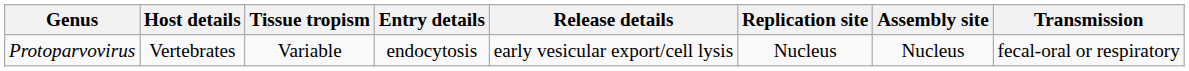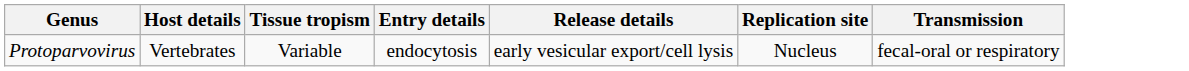- column: (933, 19)
